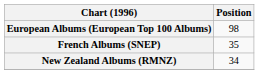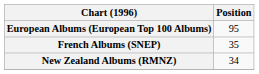(234, 28) 98 -> (234, 28) 95
